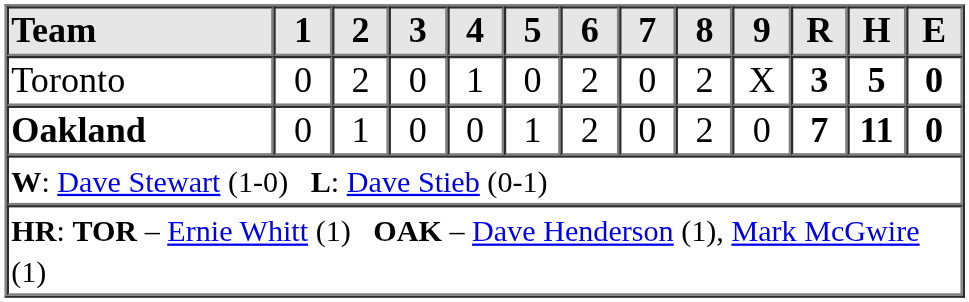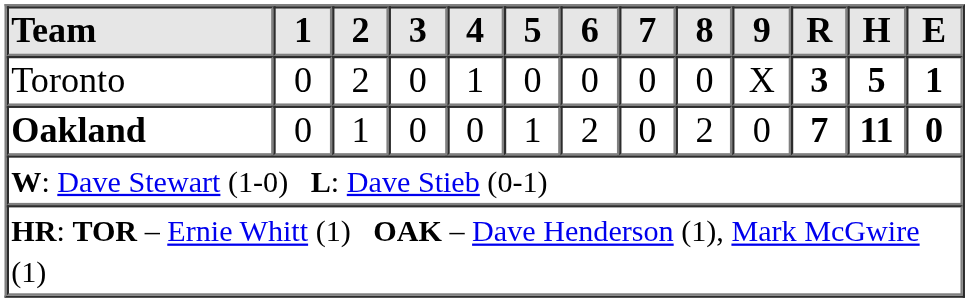(590, 80) 2 -> (590, 80) 0
(705, 80) 2 -> (705, 80) 0
(934, 80) 0 -> (934, 80) 1
